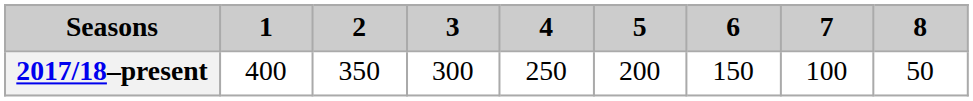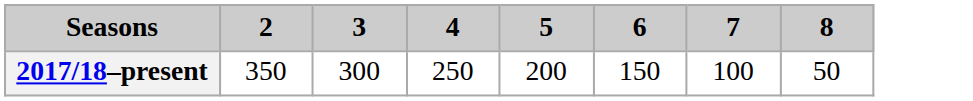- column: (266, 26)
